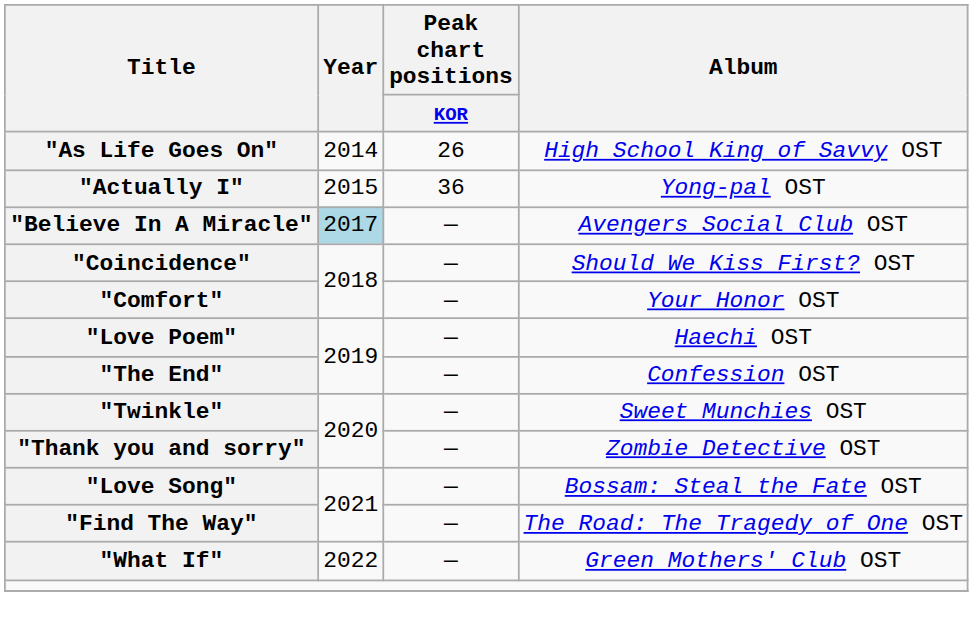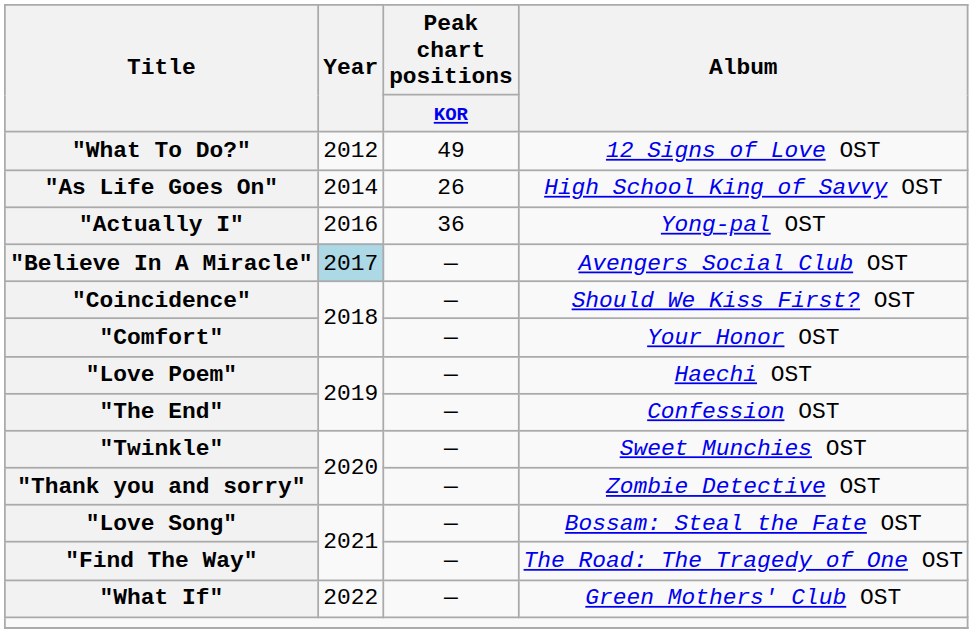+ row: (161, 151)
(351, 188) 2015 -> (351, 225) 2016
